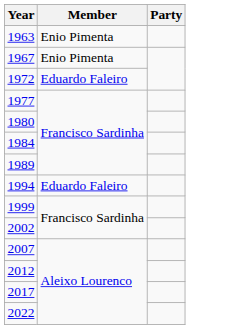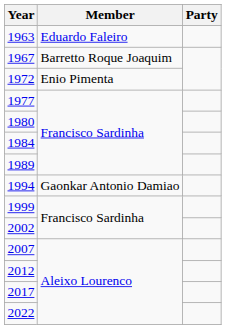(77, 36) Enio Pimenta -> (84, 36) Eduardo Faleiro
(77, 57) Enio Pimenta -> (106, 57) Barretto Roque Joaquim
(84, 79) Eduardo Faleiro -> (77, 79) Enio Pimenta
(84, 185) Eduardo Faleiro -> (110, 185) Gaonkar Antonio Damiao
